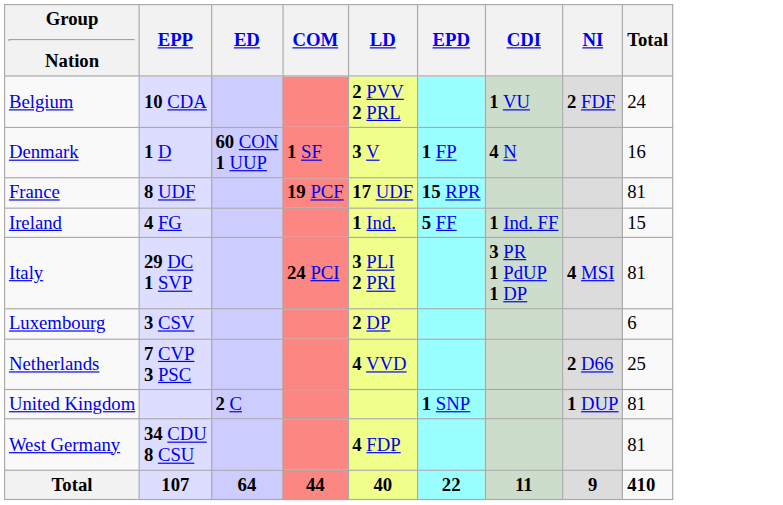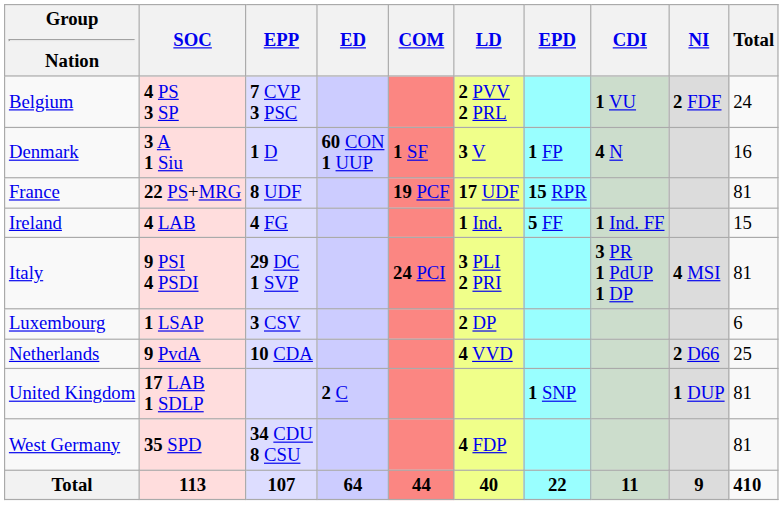+ column: (193, 40)
(175, 101) 10 CDA -> (275, 101) 7 CVP 3 PSC
(169, 364) 7 CVP 3 PSC -> (281, 353) 10 CDA
